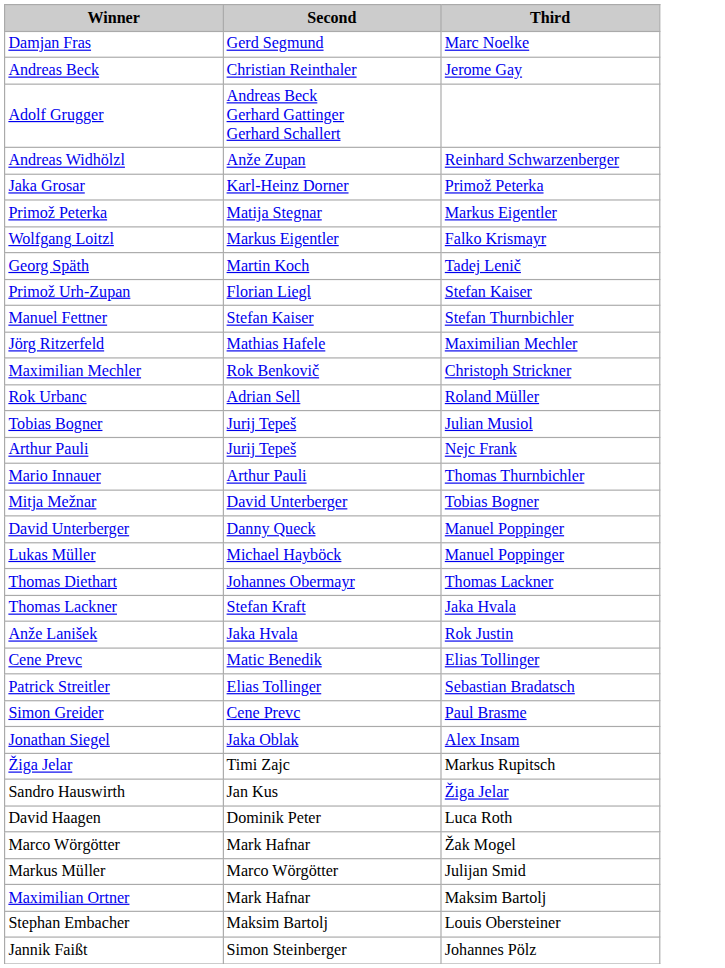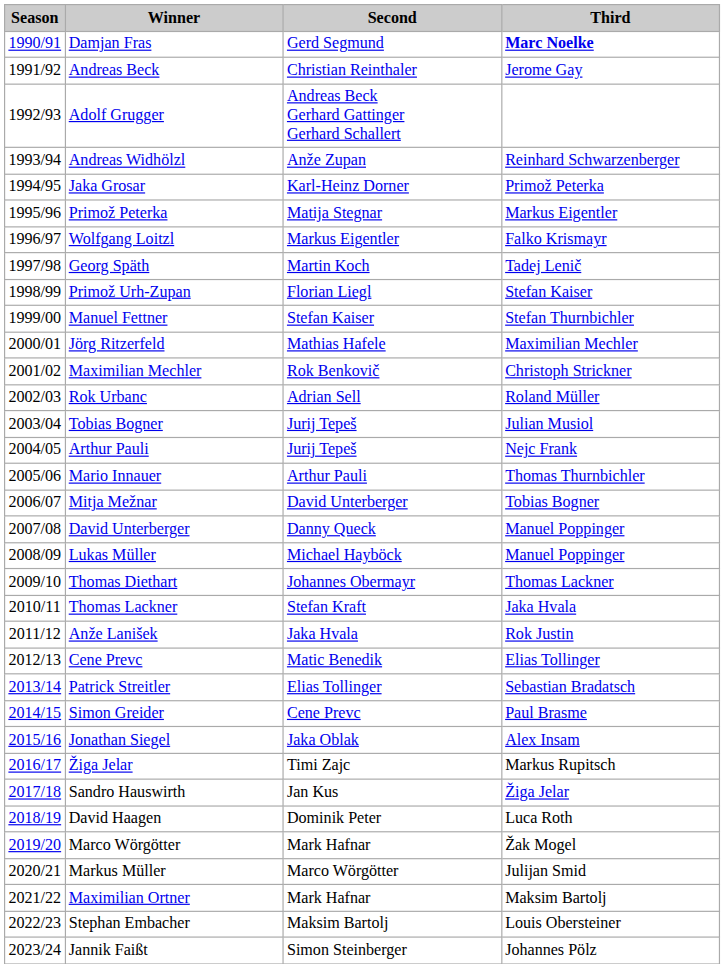+ column: (35, 17)
(487, 43) normal -> (549, 43) bold
